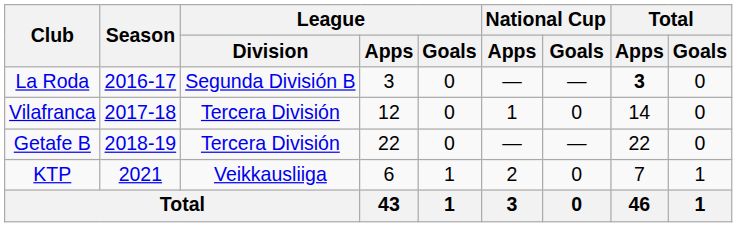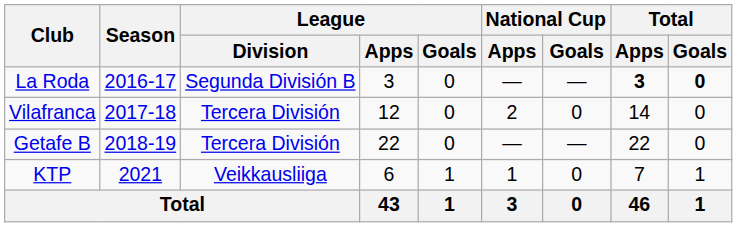(700, 81) normal -> (700, 81) bold
(512, 112) 1 -> (512, 112) 2
(512, 174) 2 -> (512, 174) 1
